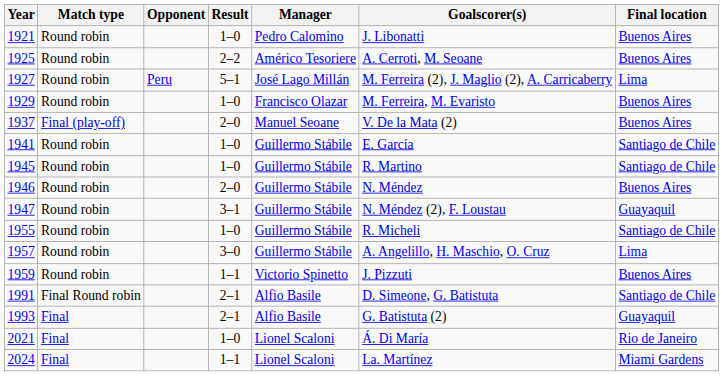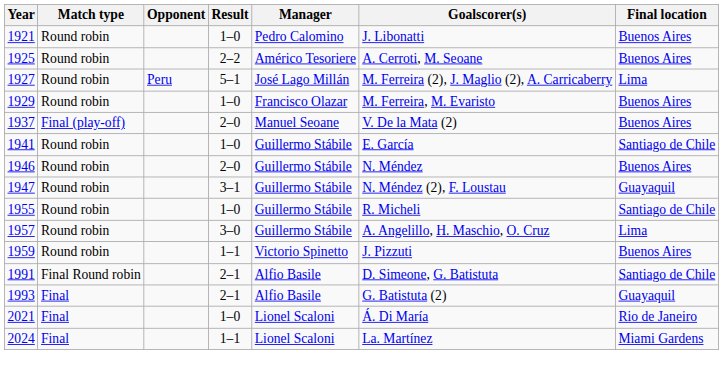- row: (21, 166)
